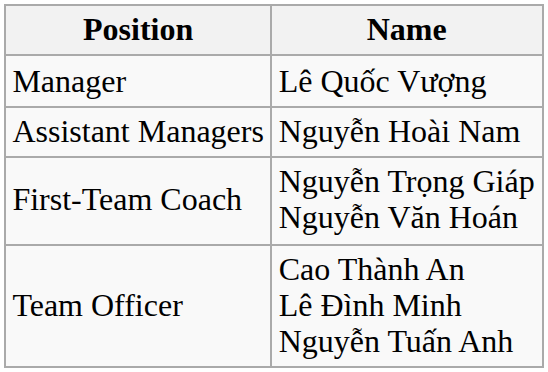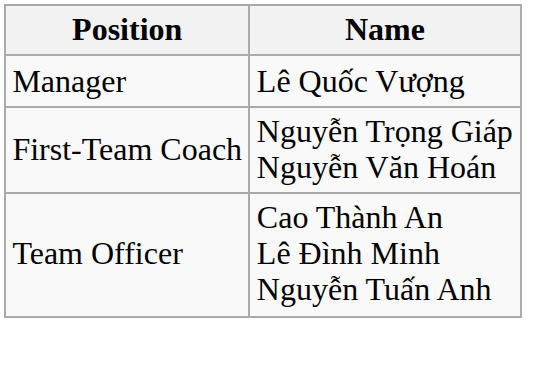- row: (138, 131)
